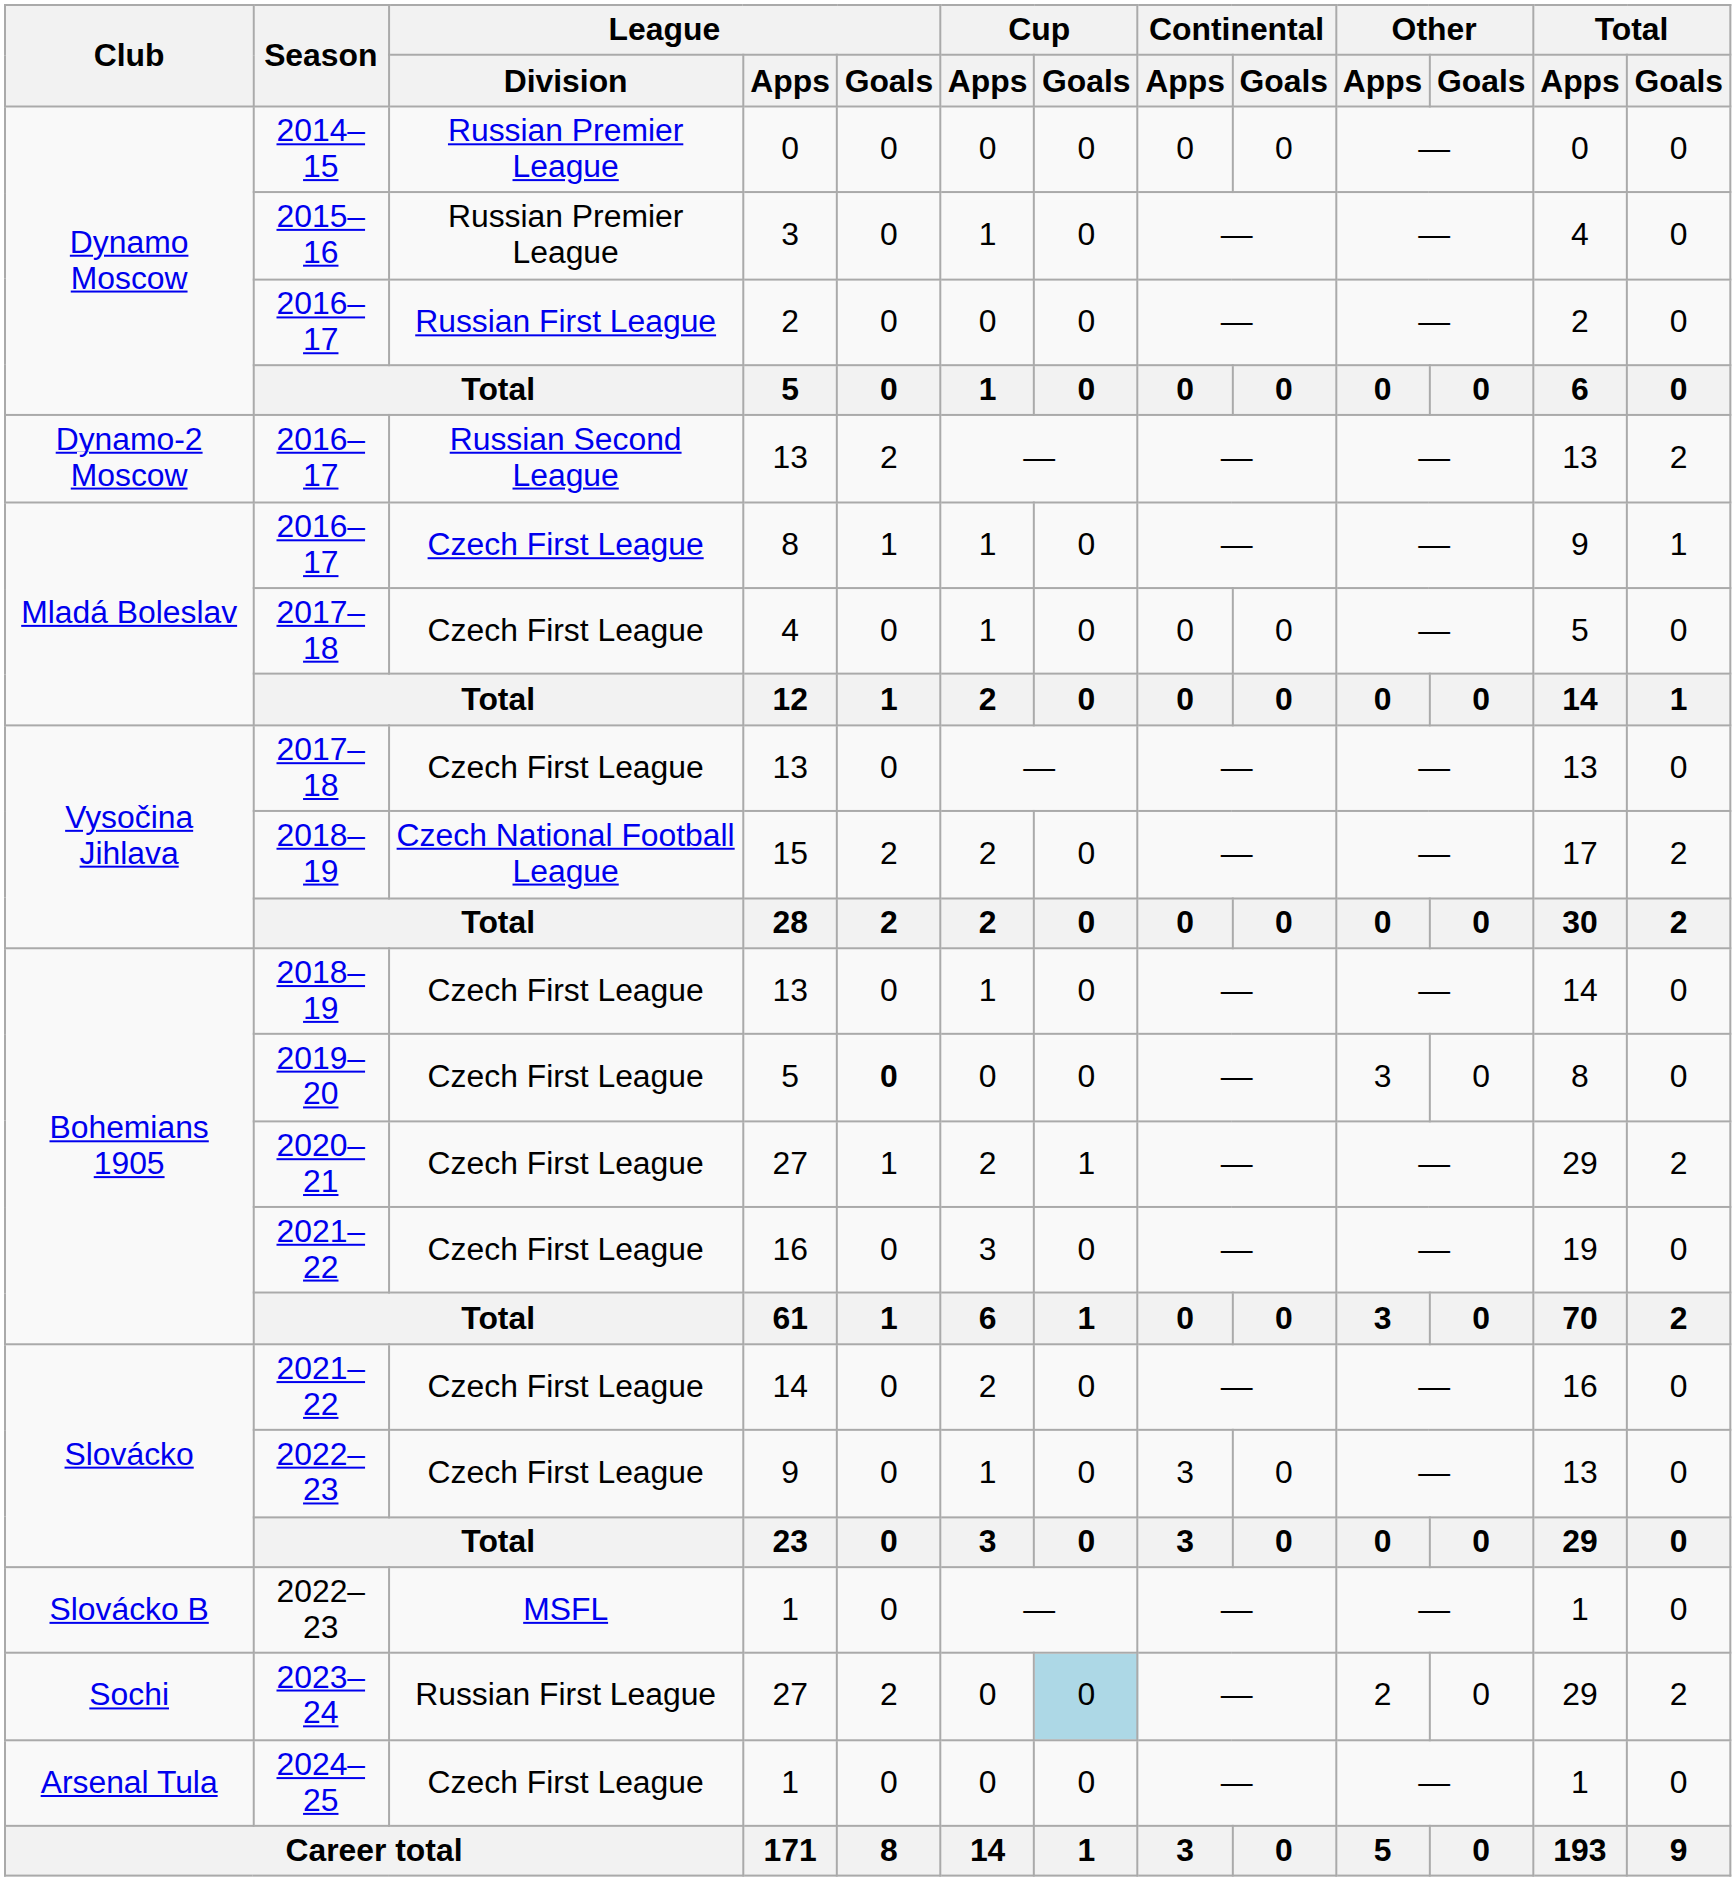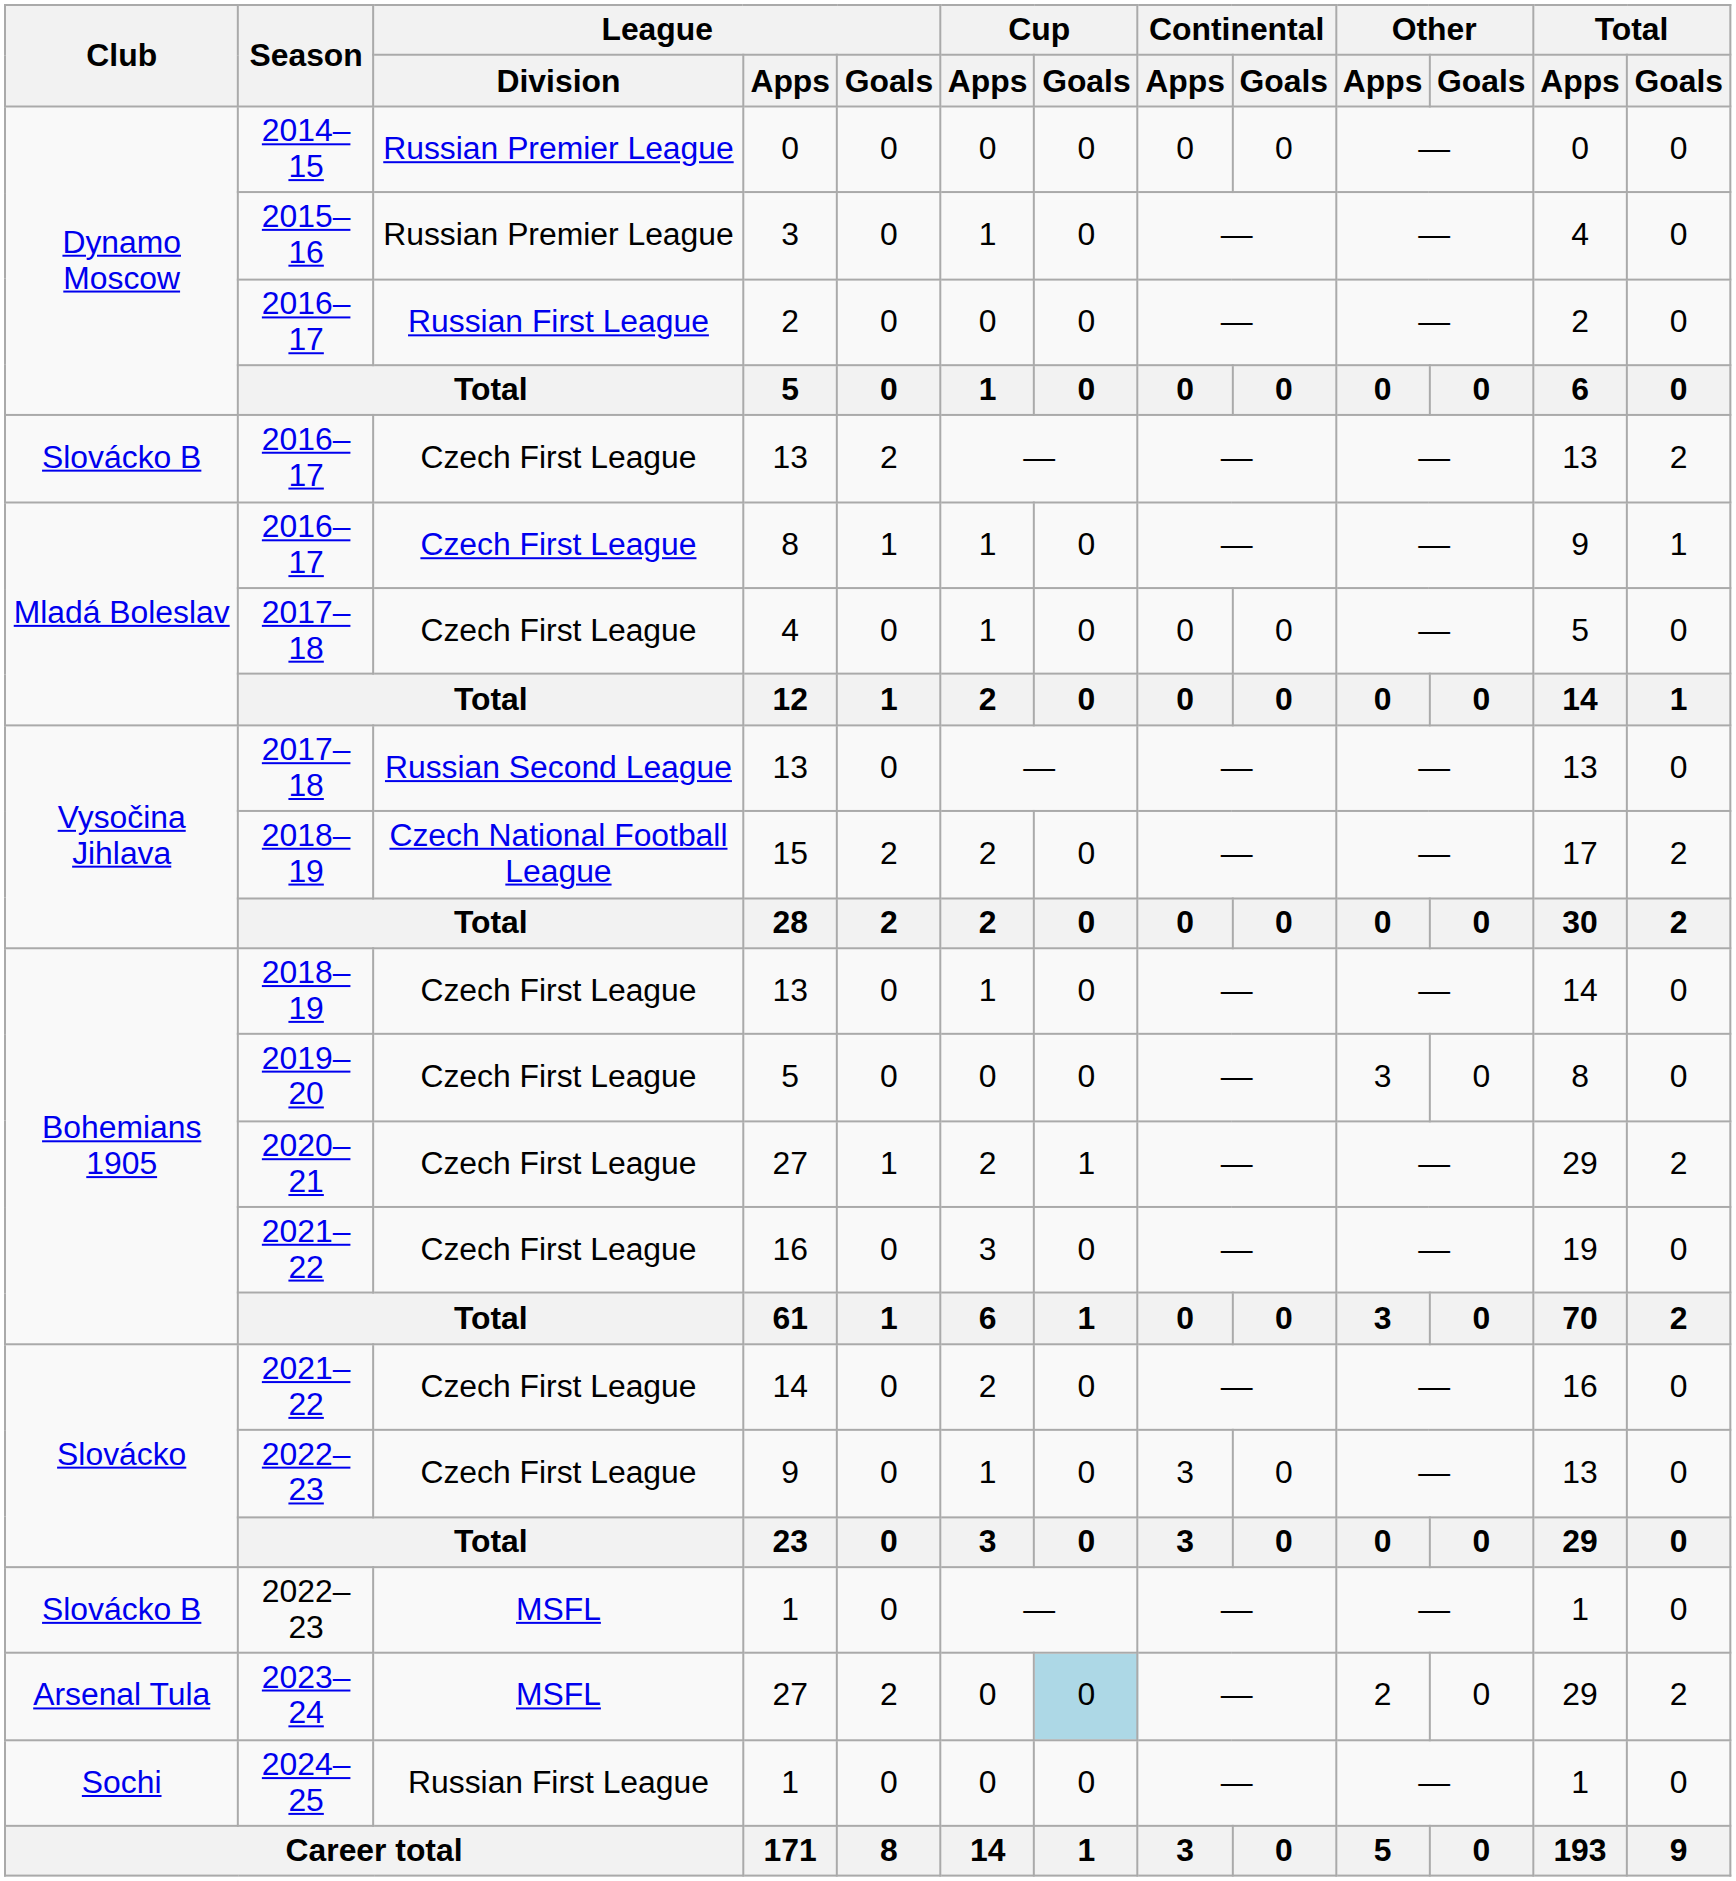(129, 458) Dynamo-2 Moscow -> (122, 458) Slovácko B
(566, 458) Russian Second League -> (558, 458) Czech First League
(566, 767) Czech First League -> (558, 767) Russian Second League
(889, 1076) bold -> (889, 1076) normal
(129, 1695) Sochi -> (122, 1695) Arsenal Tula
(566, 1695) Russian First League -> (558, 1695) MSFL
(129, 1782) Arsenal Tula -> (122, 1782) Sochi
(566, 1782) Czech First League -> (558, 1782) Russian First League
